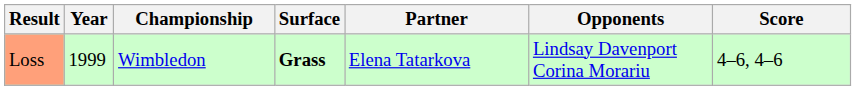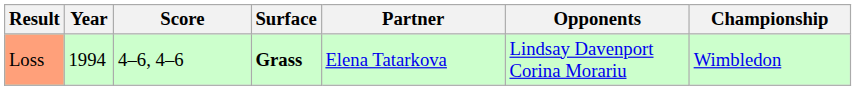columns swapped: (194, 19) <-> (781, 19)
(87, 59) 1999 -> (87, 59) 1994
